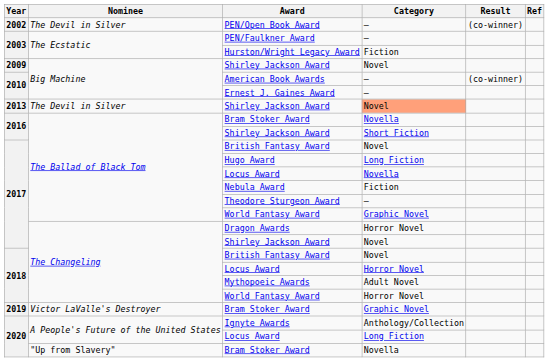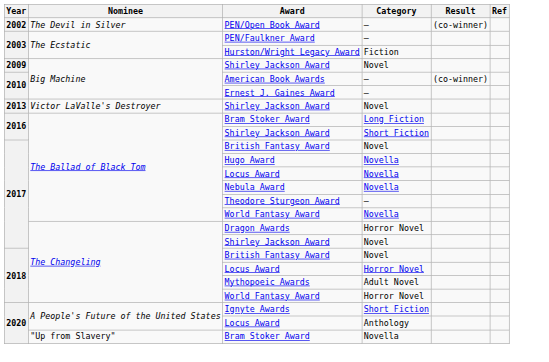(78, 106) The Devil in Silver -> (95, 106) Victor LaValle's Destroyer
(376, 106) lightsalmon background -> (376, 106) no background
(381, 120) Novella -> (394, 120) Long Fiction
(394, 160) Long Fiction -> (381, 160) Novella
(381, 187) Fiction -> (381, 187) Novella
(396, 214) Graphic Novel -> (381, 214) Novella
- row: (16, 309)
(414, 323) Anthology/Collection -> (396, 309) Short Fiction
(394, 337) Long Fiction -> (386, 323) Anthology
